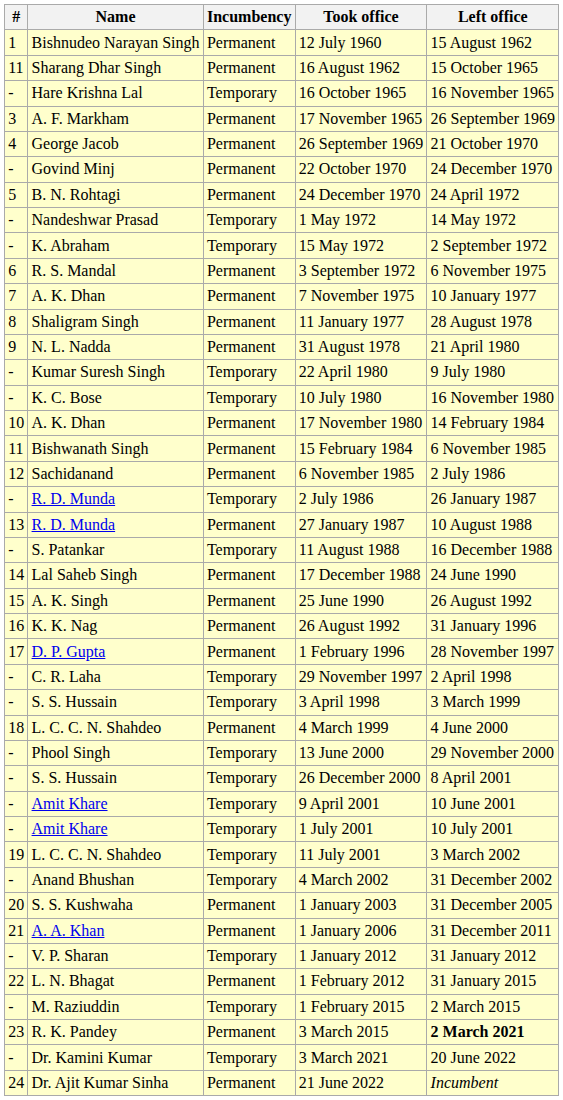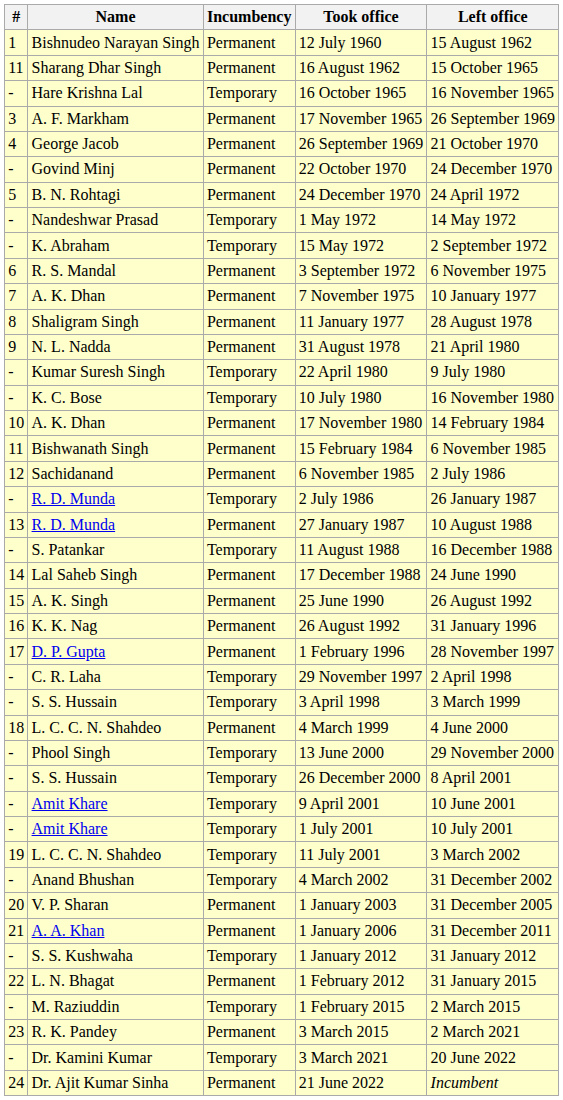(82, 905) S. S. Kushwaha -> (70, 905) V. P. Sharan
(70, 956) V. P. Sharan -> (82, 956) S. S. Kushwaha
(478, 1032) bold -> (475, 1032) normal
